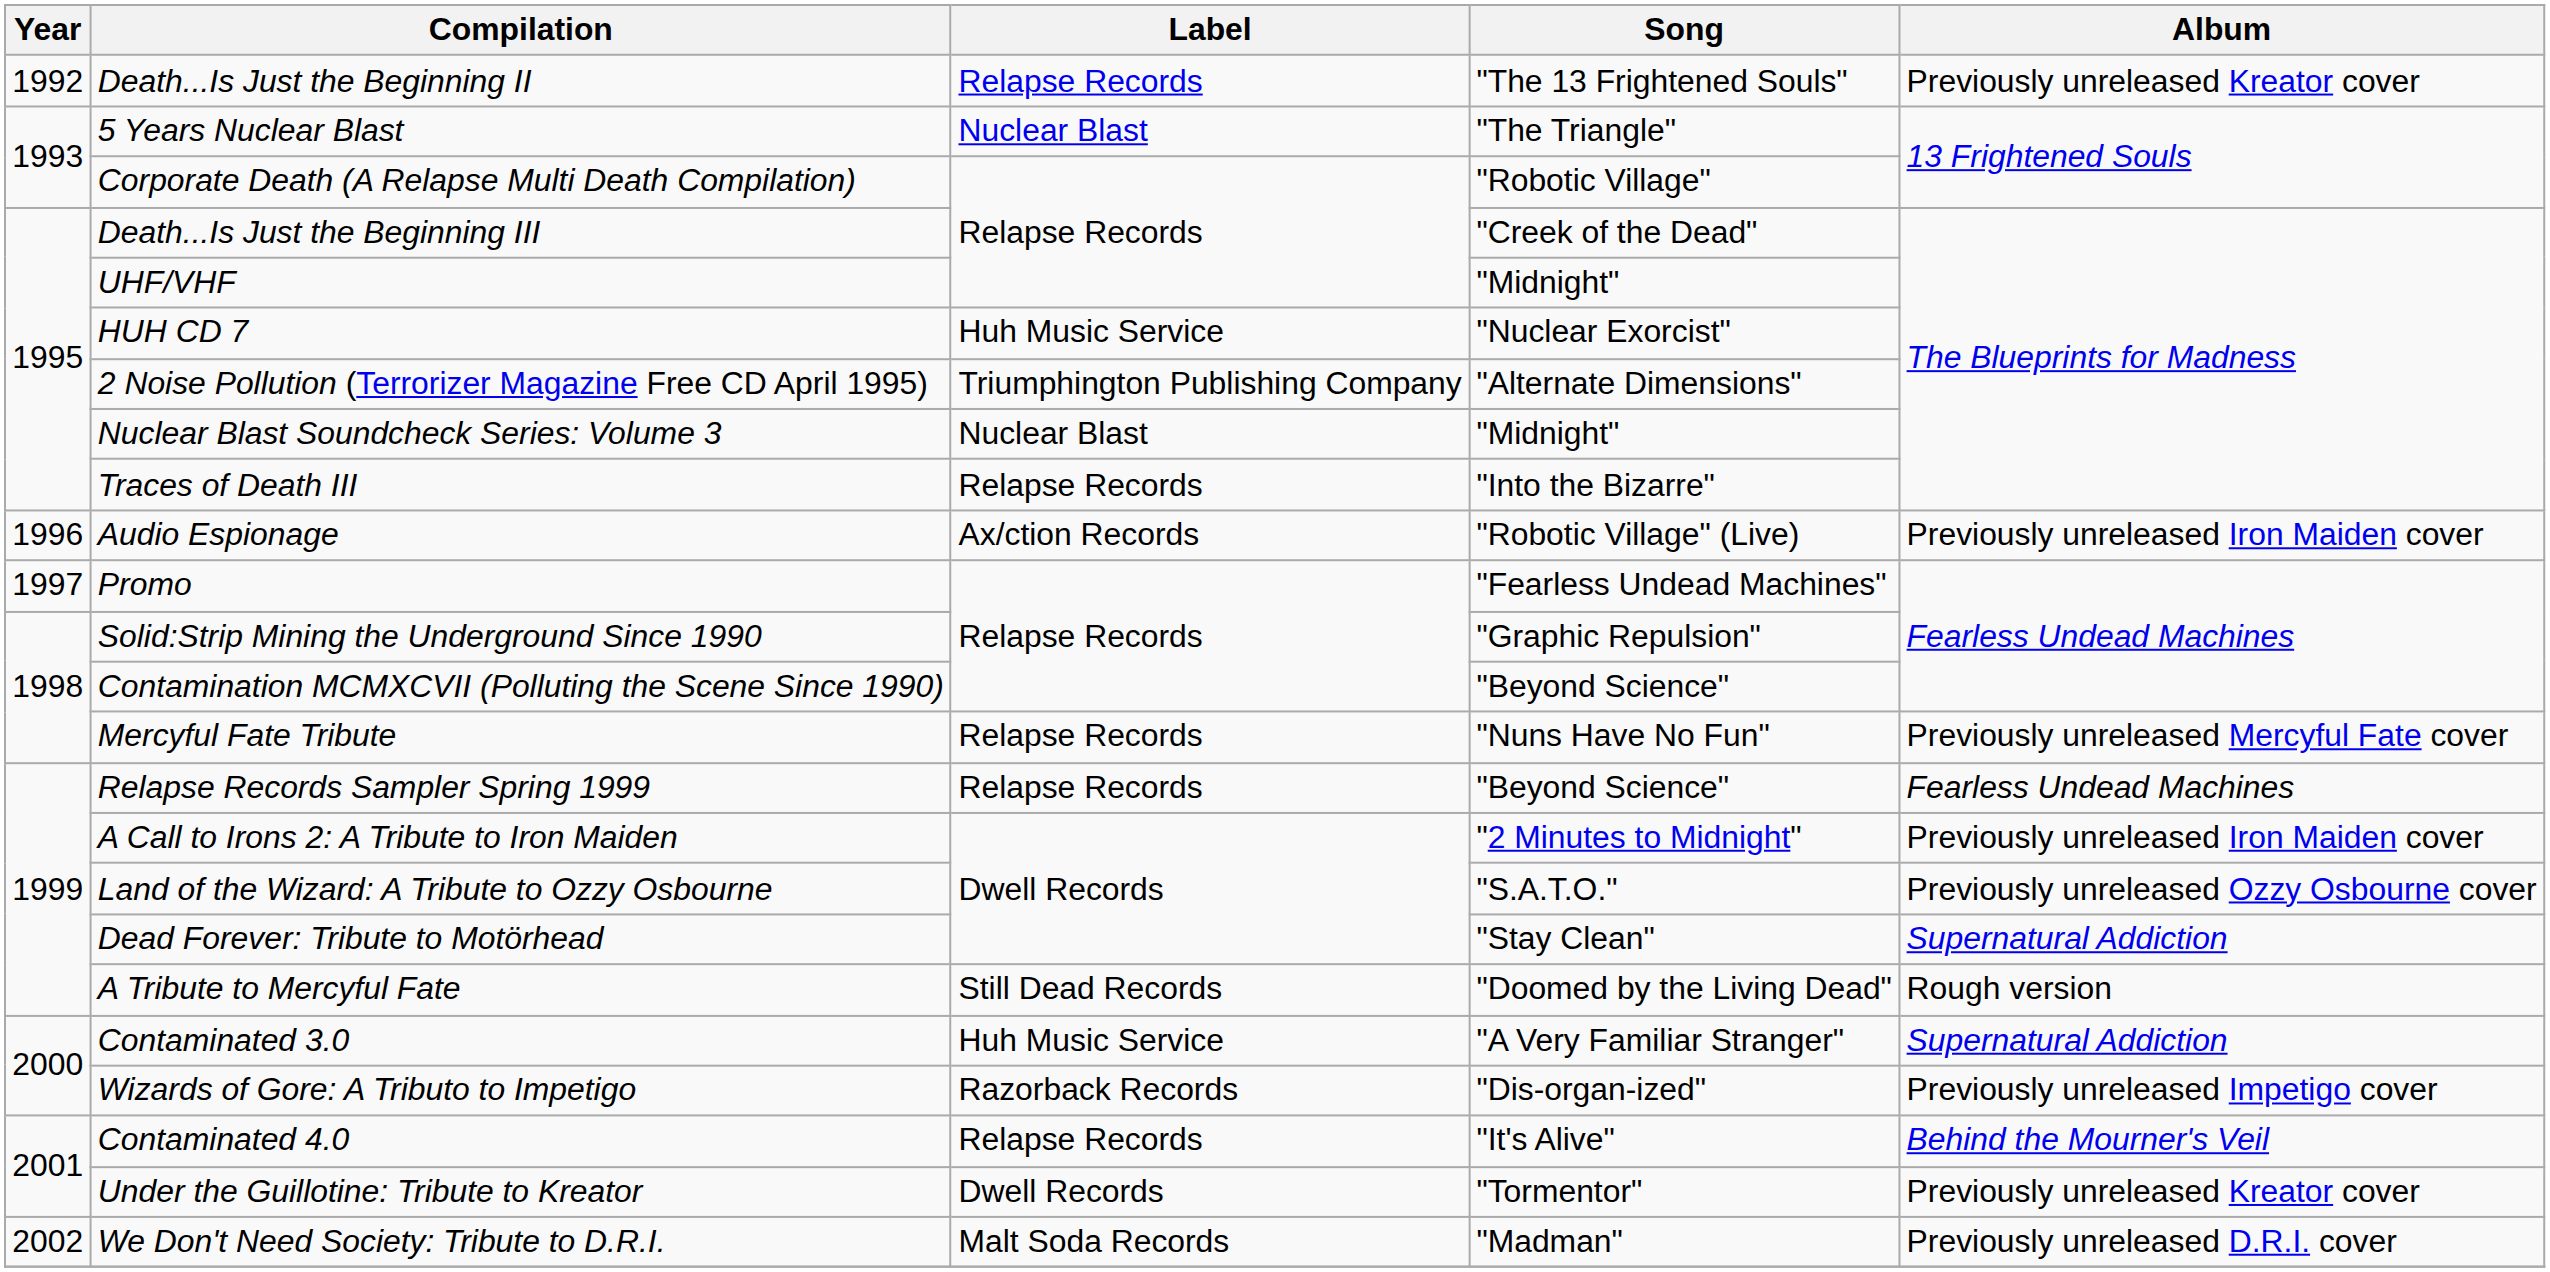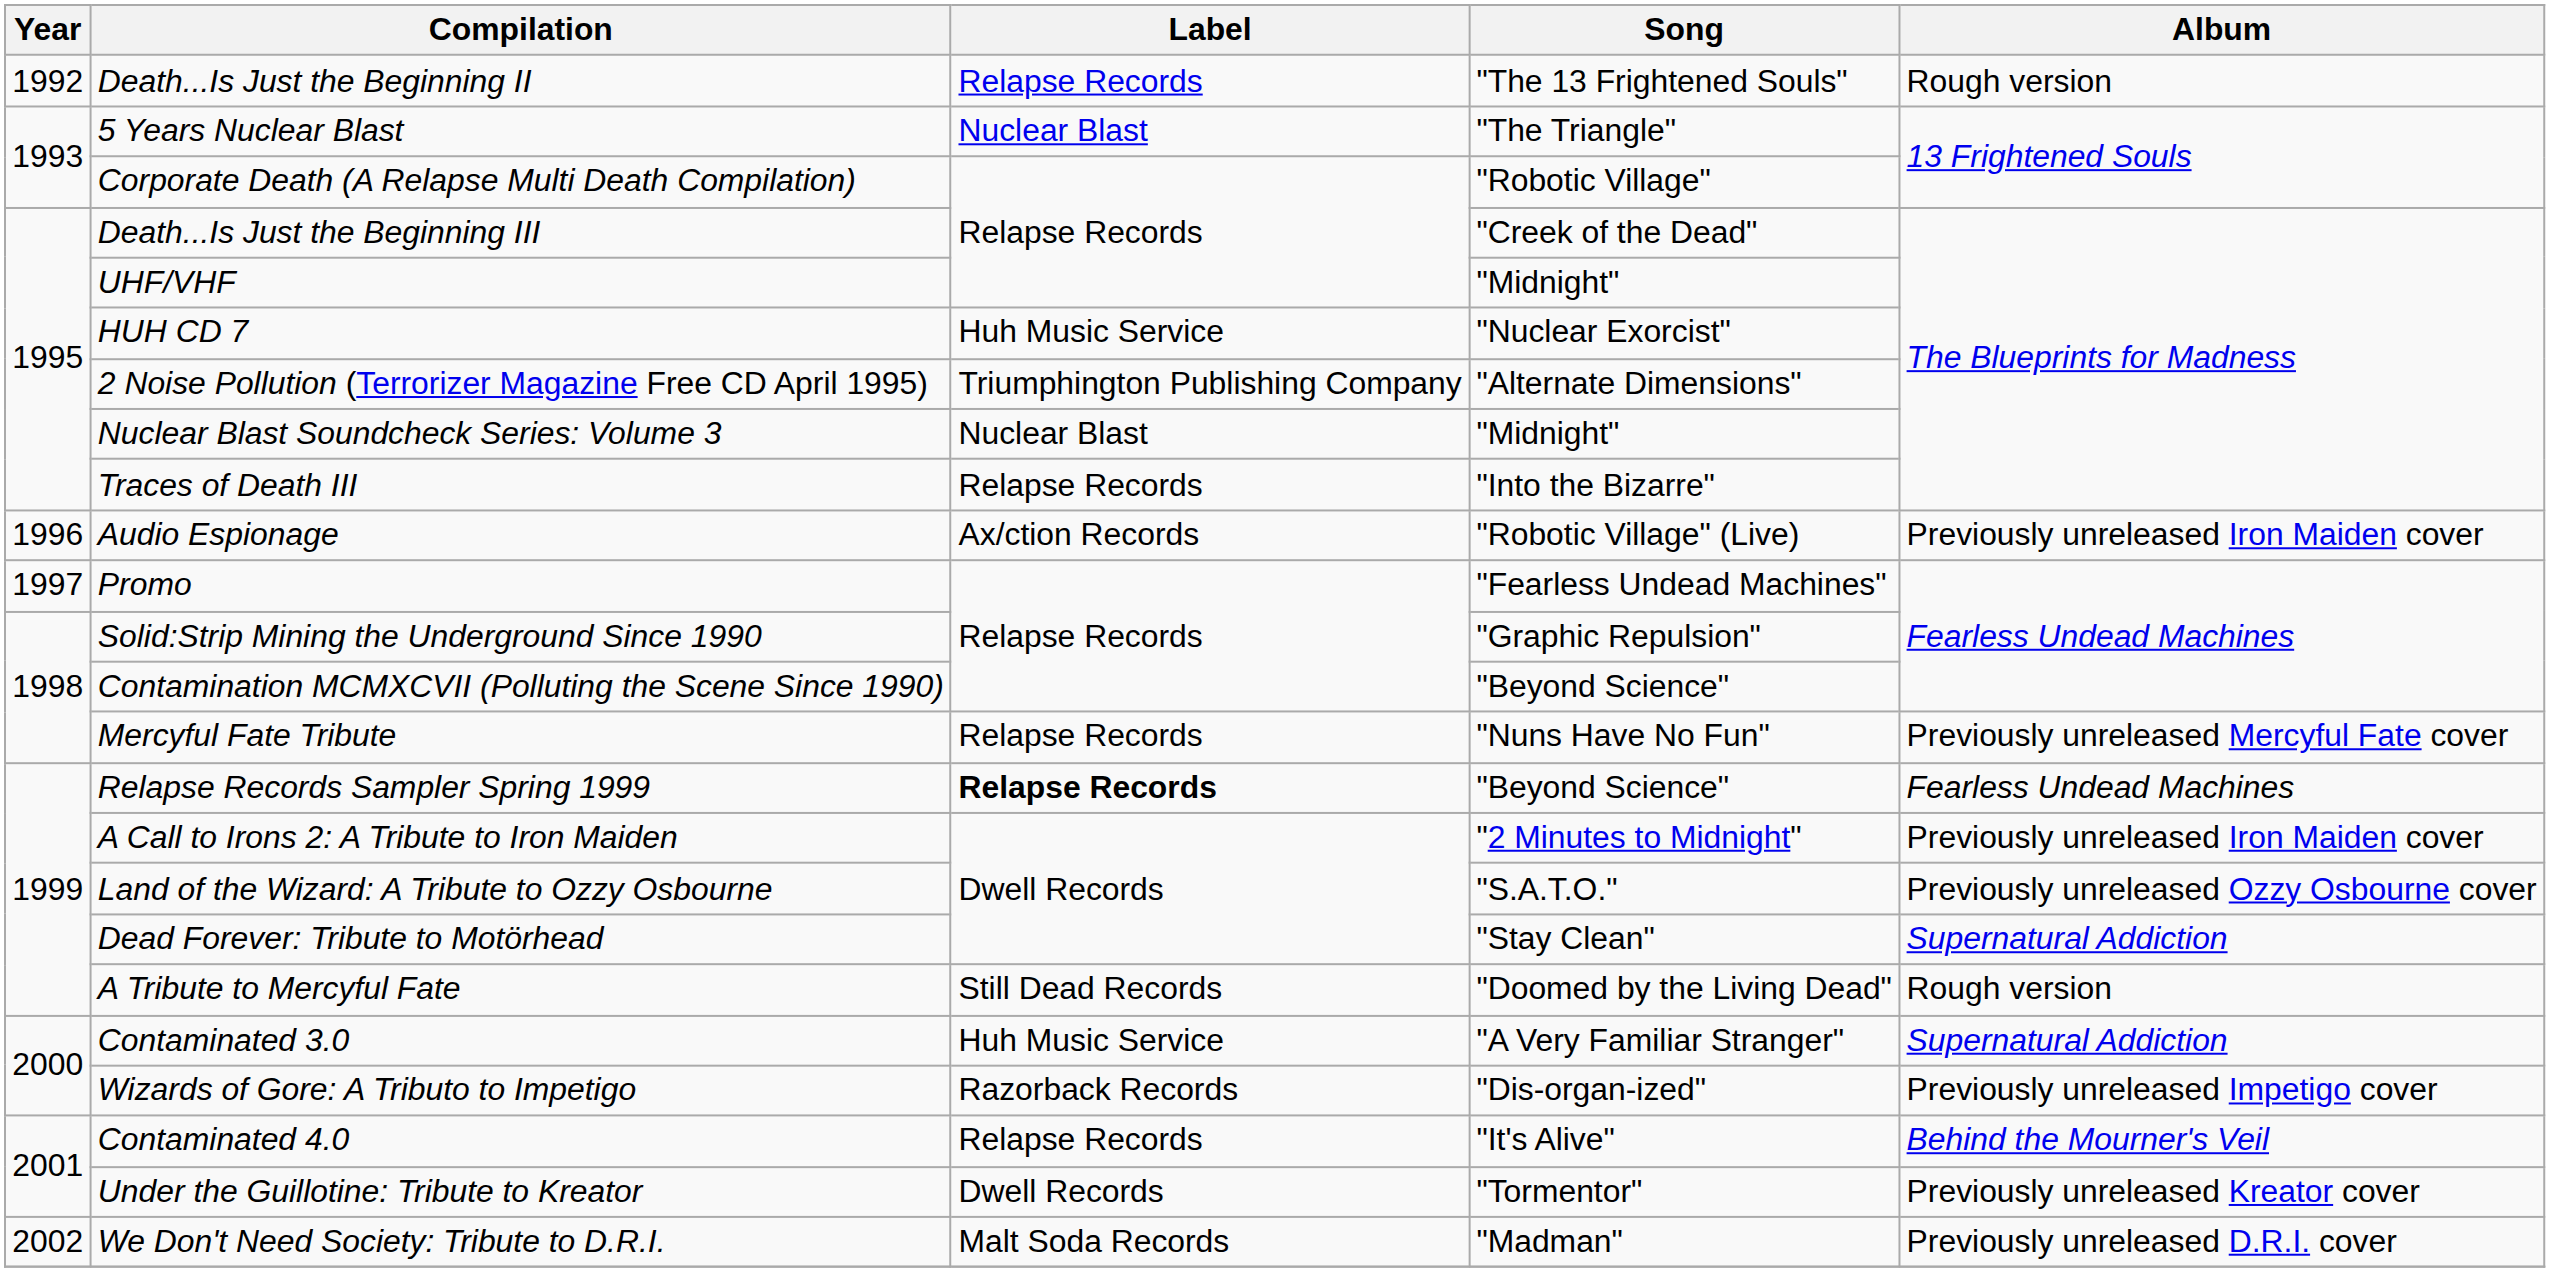(2163, 80) Previously unreleased Kreator cover -> (2009, 80) Rough version
(1081, 787) normal -> (1088, 787) bold
